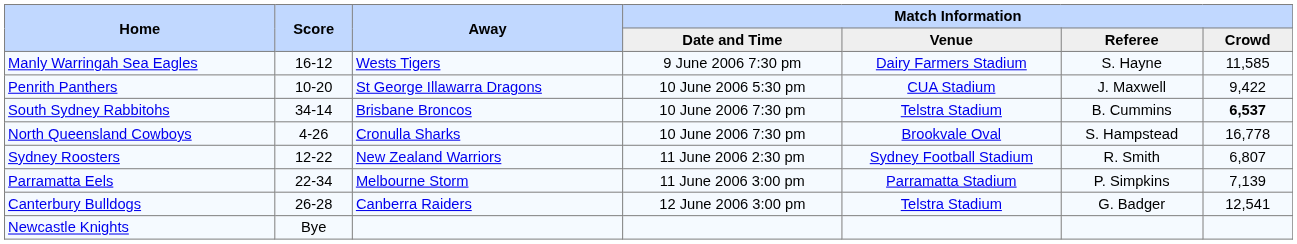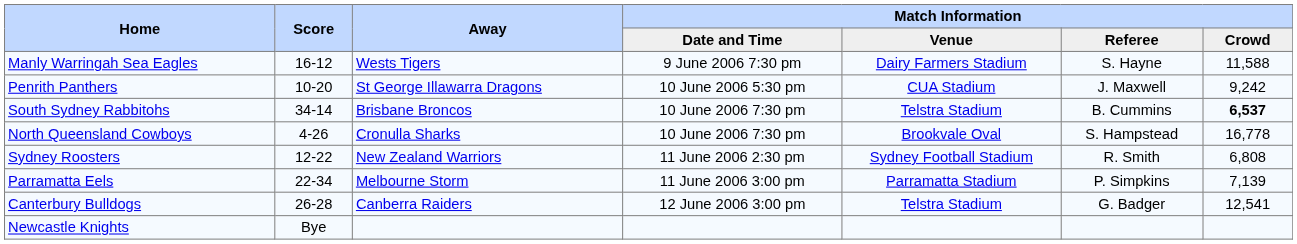(1248, 63) 11,585 -> (1248, 63) 11,588
(1248, 87) 9,422 -> (1248, 87) 9,242
(1248, 157) 6,807 -> (1248, 157) 6,808
